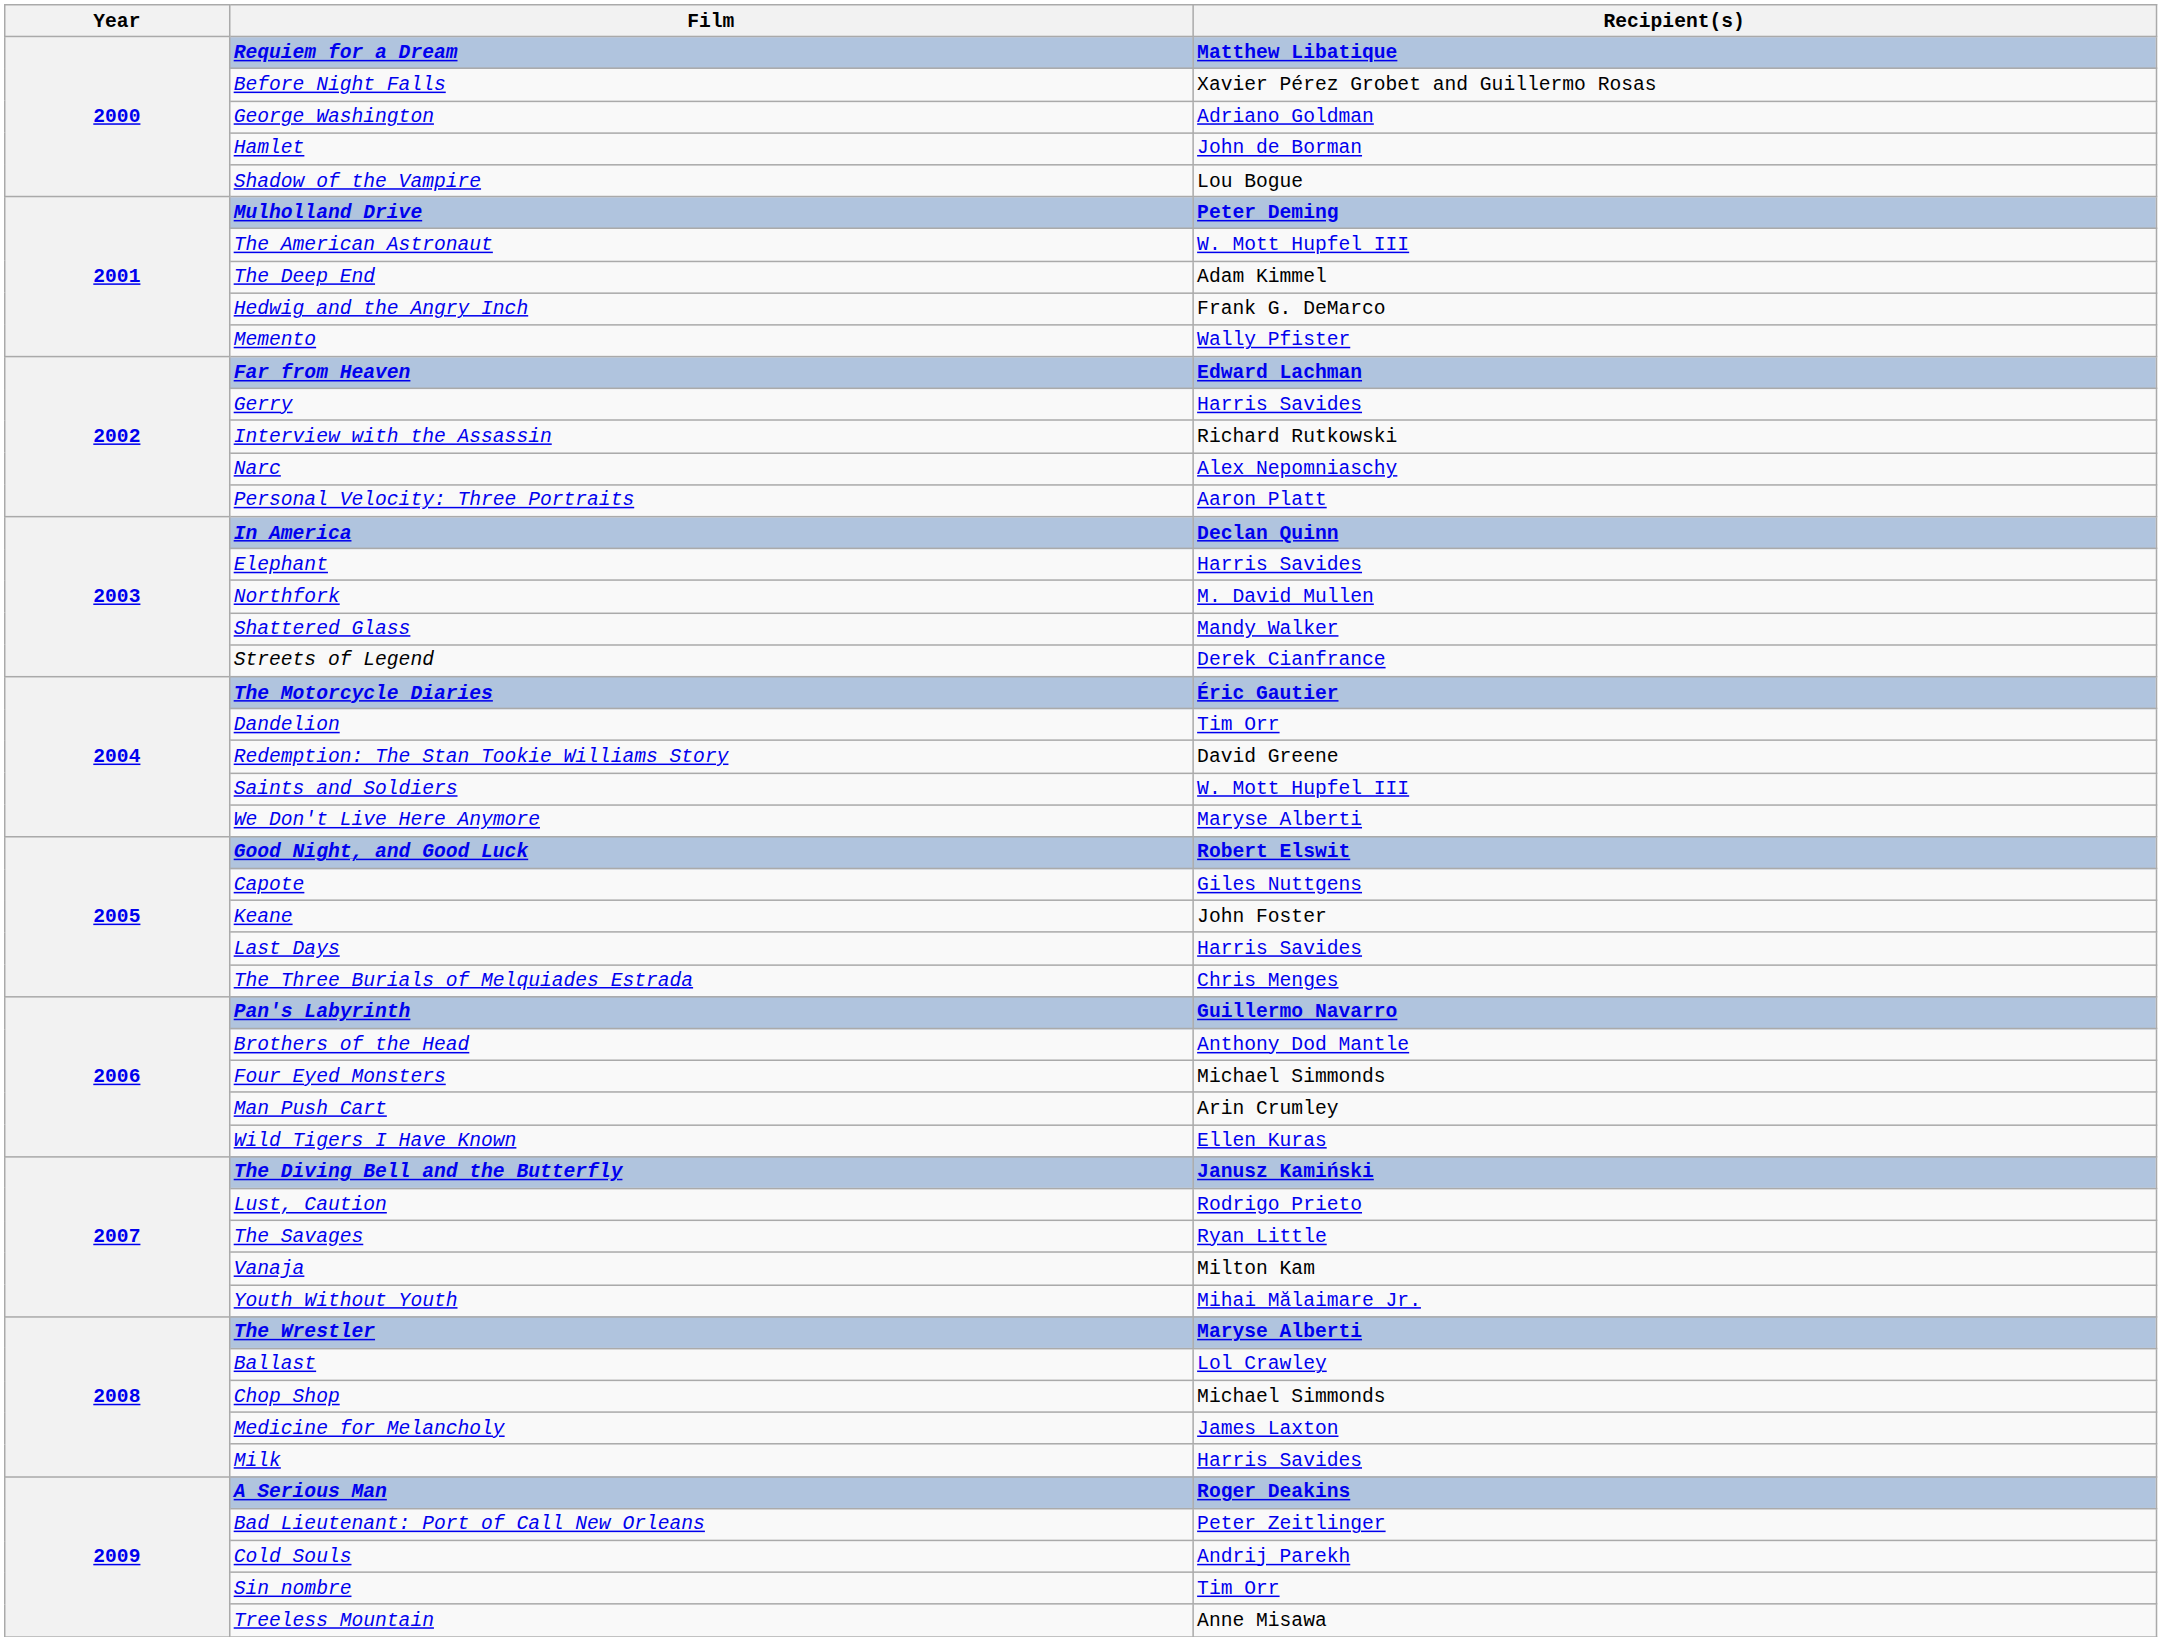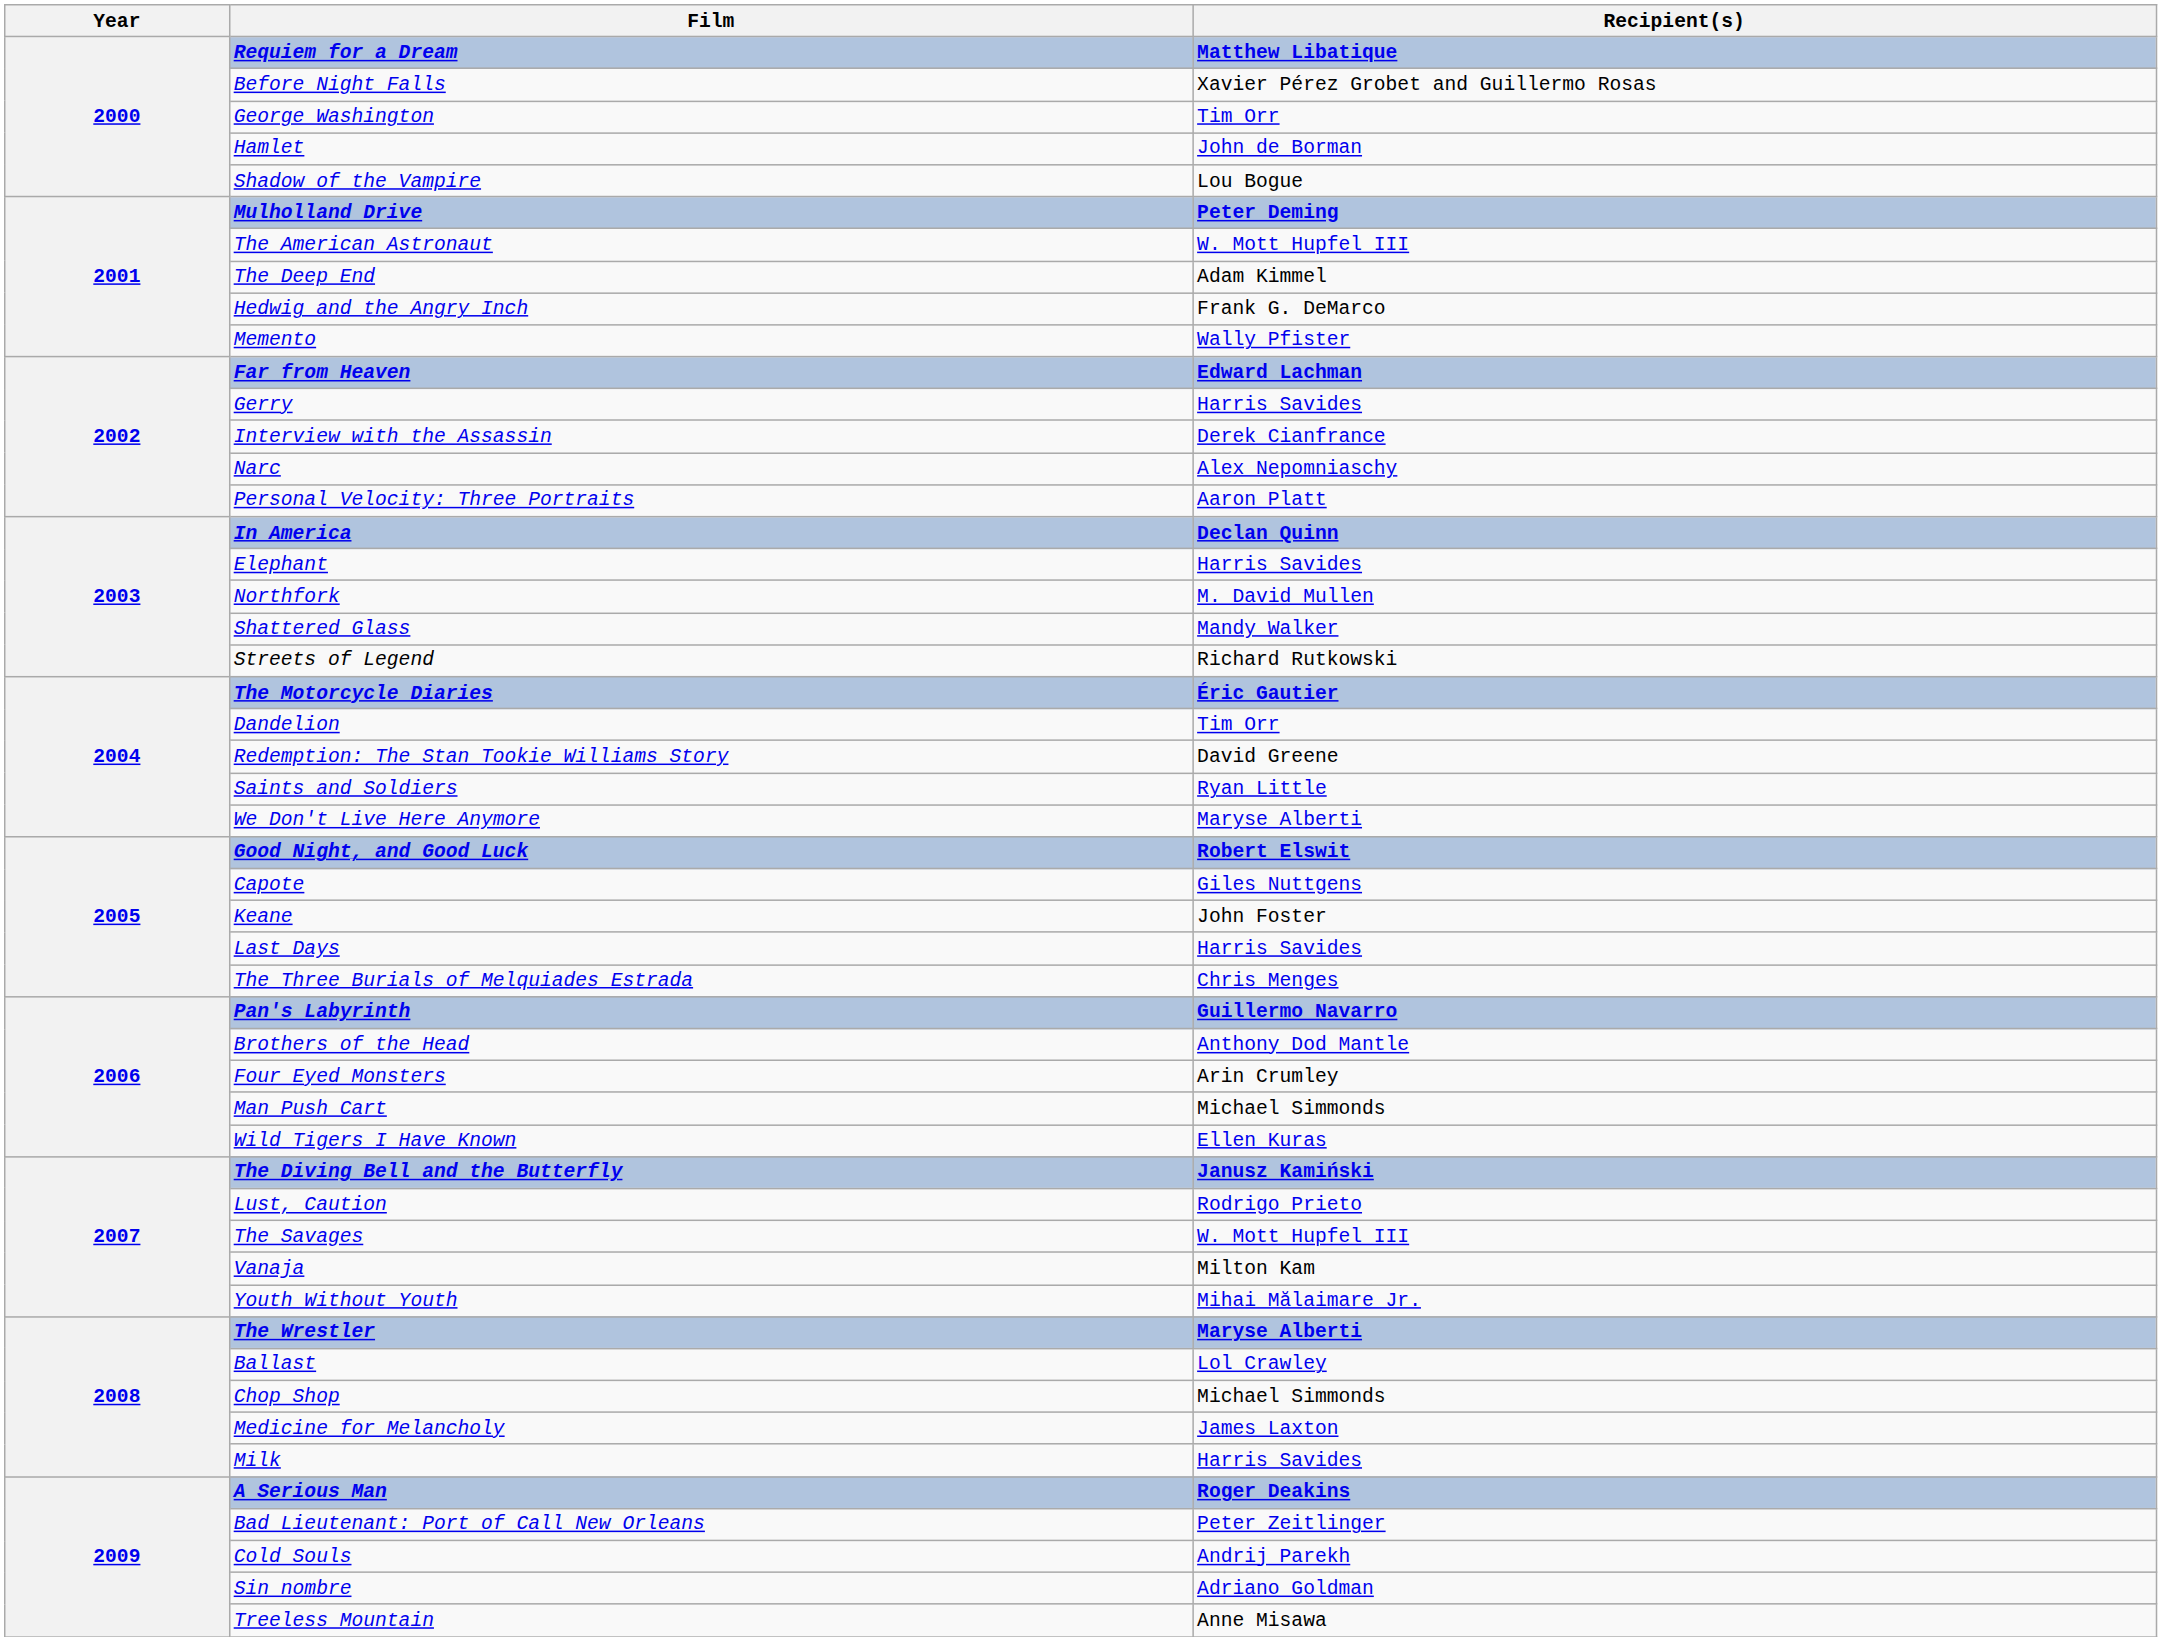(1285, 117) Adriano Goldman -> (1238, 117) Tim Orr
(1297, 437) Richard Rutkowski -> (1291, 437) Derek Cianfrance
(1291, 661) Derek Cianfrance -> (1297, 661) Richard Rutkowski
(1303, 789) W. Mott Hupfel III -> (1262, 789) Ryan Little
(1291, 1077) Michael Simmonds -> (1268, 1077) Arin Crumley
(1268, 1109) Arin Crumley -> (1291, 1109) Michael Simmonds
(1262, 1236) Ryan Little -> (1303, 1236) W. Mott Hupfel III
(1238, 1588) Tim Orr -> (1285, 1588) Adriano Goldman
